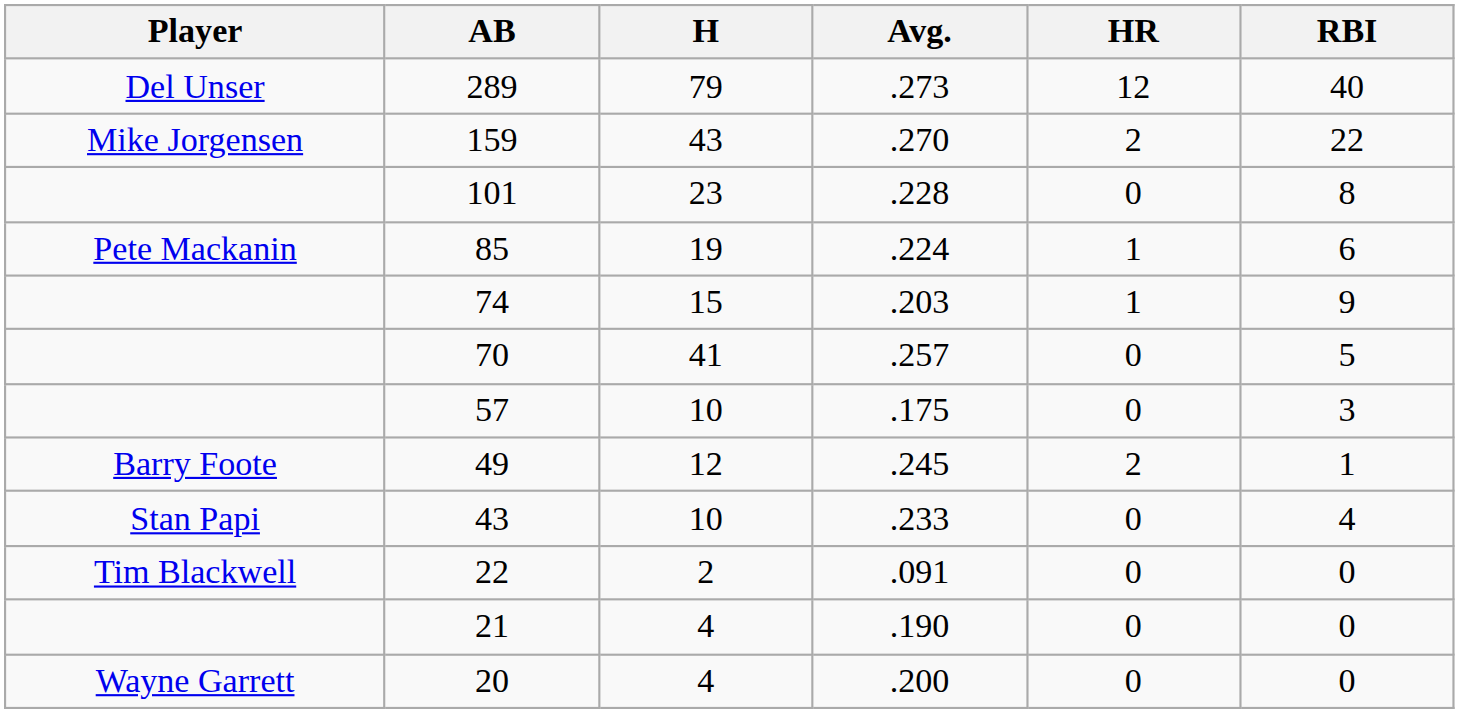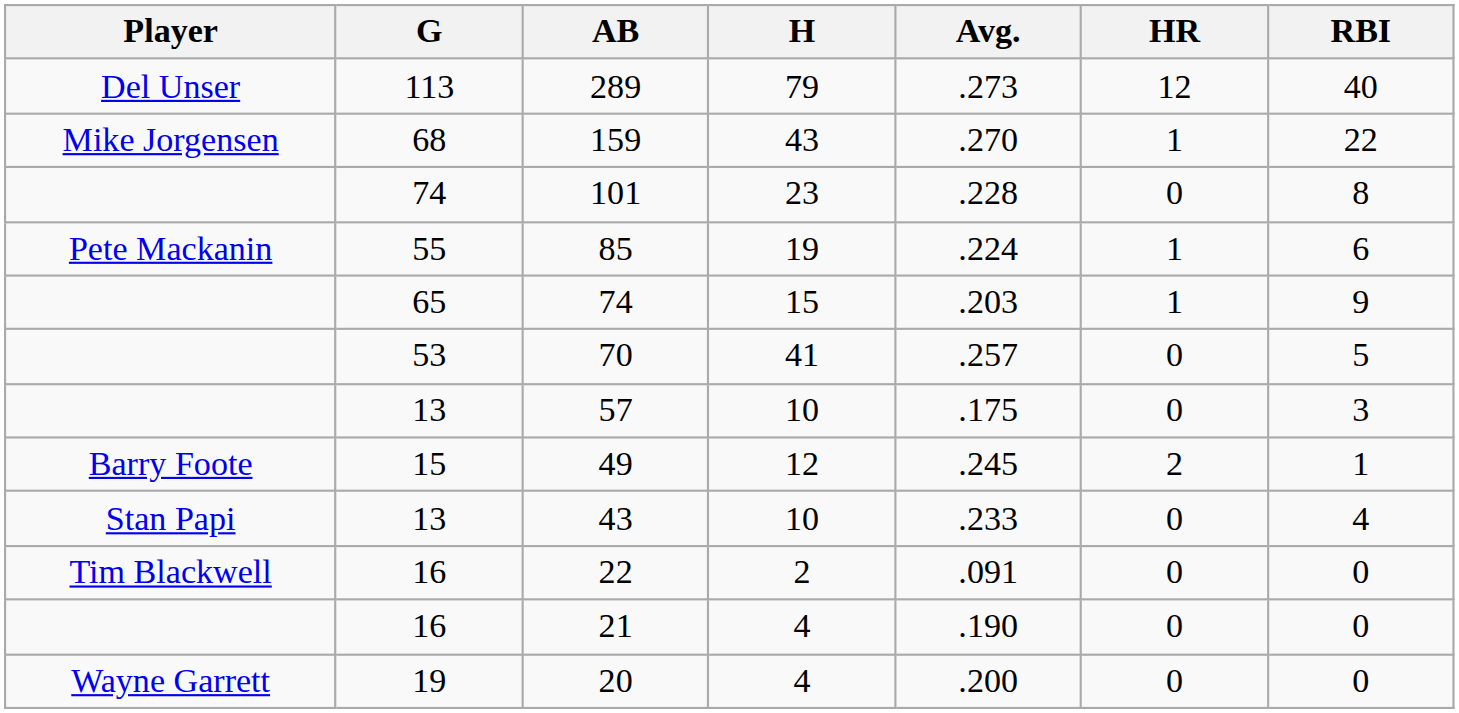+ column: (429, 31)
(1133, 139) 2 -> (1174, 139) 1
